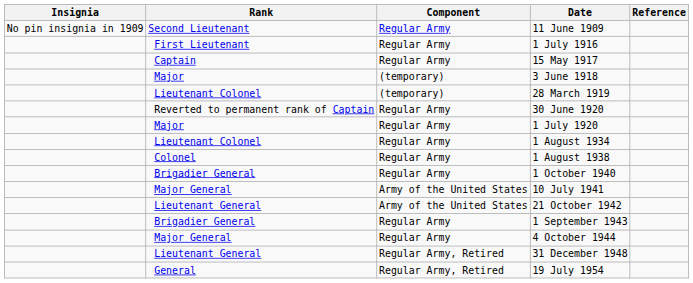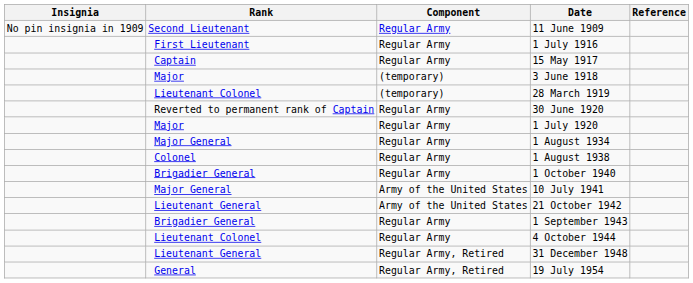(205, 141) Lieutenant Colonel -> (190, 141) Major General
(190, 238) Major General -> (205, 238) Lieutenant Colonel
